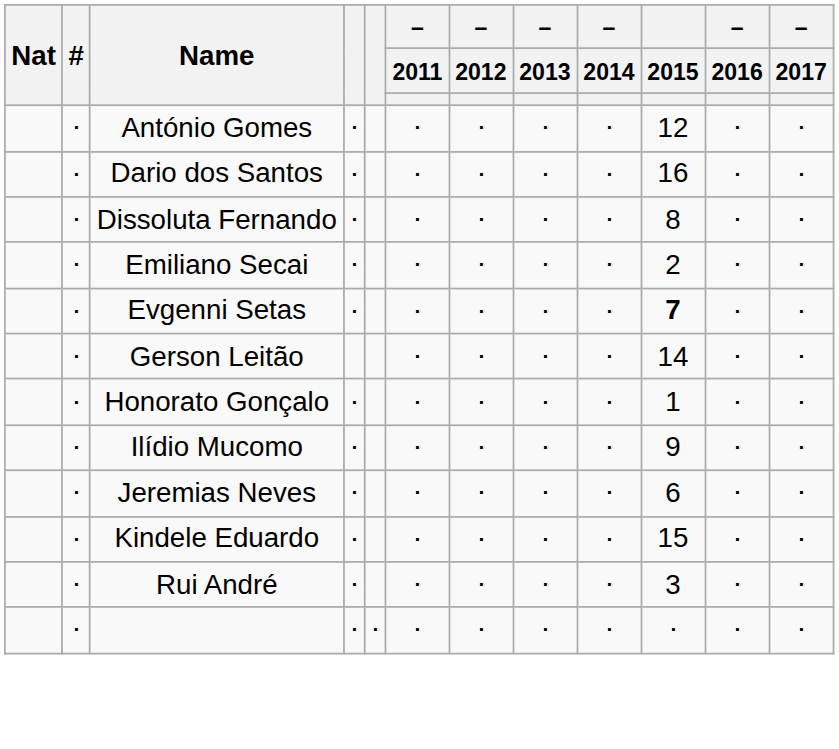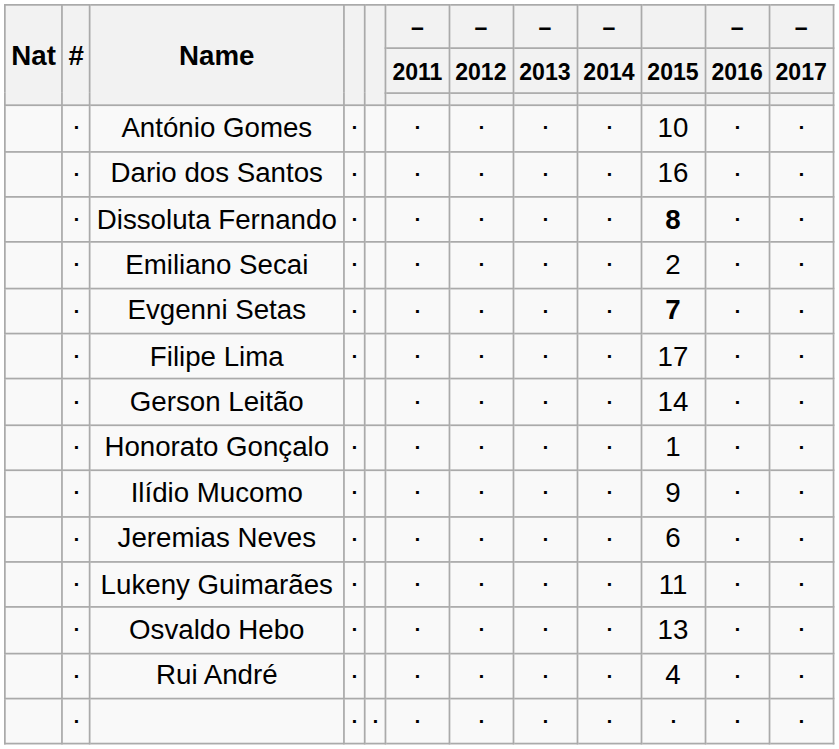(673, 127) 12 -> (673, 127) 10
(673, 219) normal -> (673, 219) bold
+ row: (217, 356)
- row: (217, 538)
+ row: (217, 584)
+ row: (217, 629)
(673, 584) 3 -> (673, 675) 4
